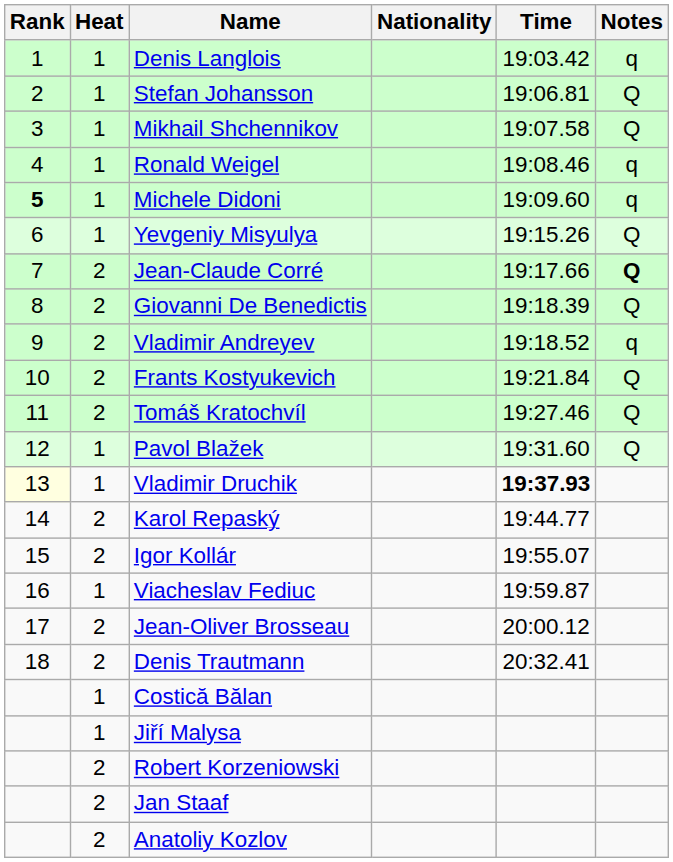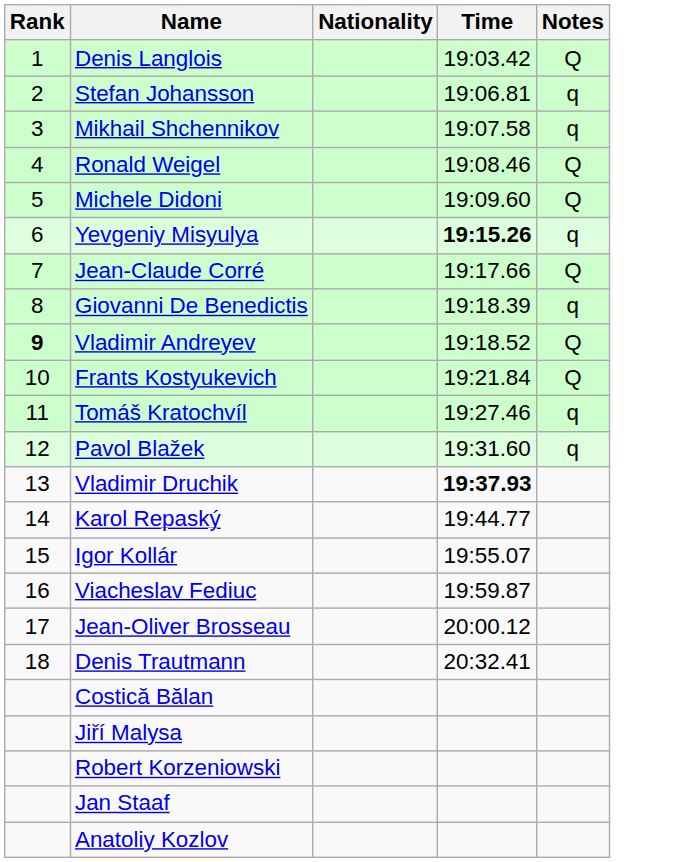- column: (99, 22)
(632, 57) q -> (573, 57) Q
(632, 93) Q -> (573, 93) q
(632, 128) Q -> (573, 128) q
(632, 164) q -> (573, 164) Q
(37, 199) bold -> (37, 199) normal
(632, 199) q -> (573, 199) Q
(546, 235) normal -> (487, 235) bold
(632, 235) Q -> (573, 235) q
(632, 270) bold -> (573, 270) normal
(632, 306) Q -> (573, 306) q
(37, 341) normal -> (37, 341) bold
(632, 341) q -> (573, 341) Q
(632, 413) Q -> (573, 413) q
(632, 448) Q -> (573, 448) q
(37, 484) lightyellow background -> (37, 484) no background
